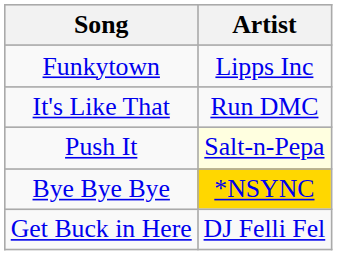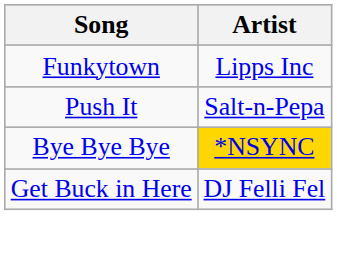- row: (101, 106)
(264, 147) lightyellow background -> (264, 106) no background
